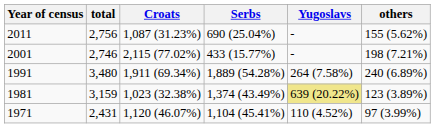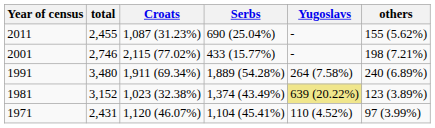(103, 34) 2,756 -> (103, 34) 2,455
(103, 93) 3,159 -> (103, 93) 3,152
